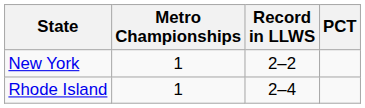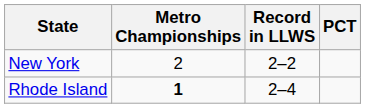(178, 63) 1 -> (178, 63) 2
(178, 90) normal -> (178, 90) bold
